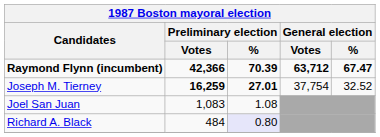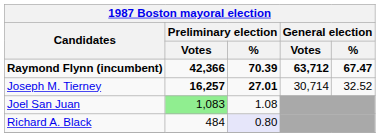(207, 86) 16,259 -> (207, 86) 16,257
(311, 86) 37,754 -> (311, 86) 30,714
(210, 104) no background -> (210, 104) lightgreen background
